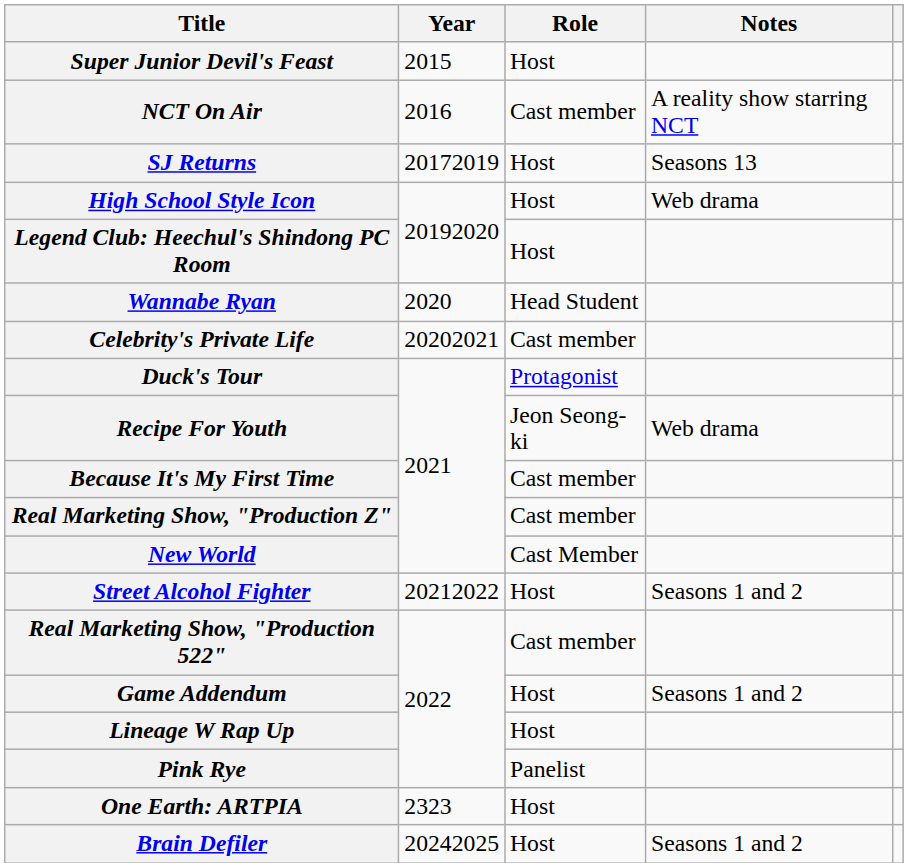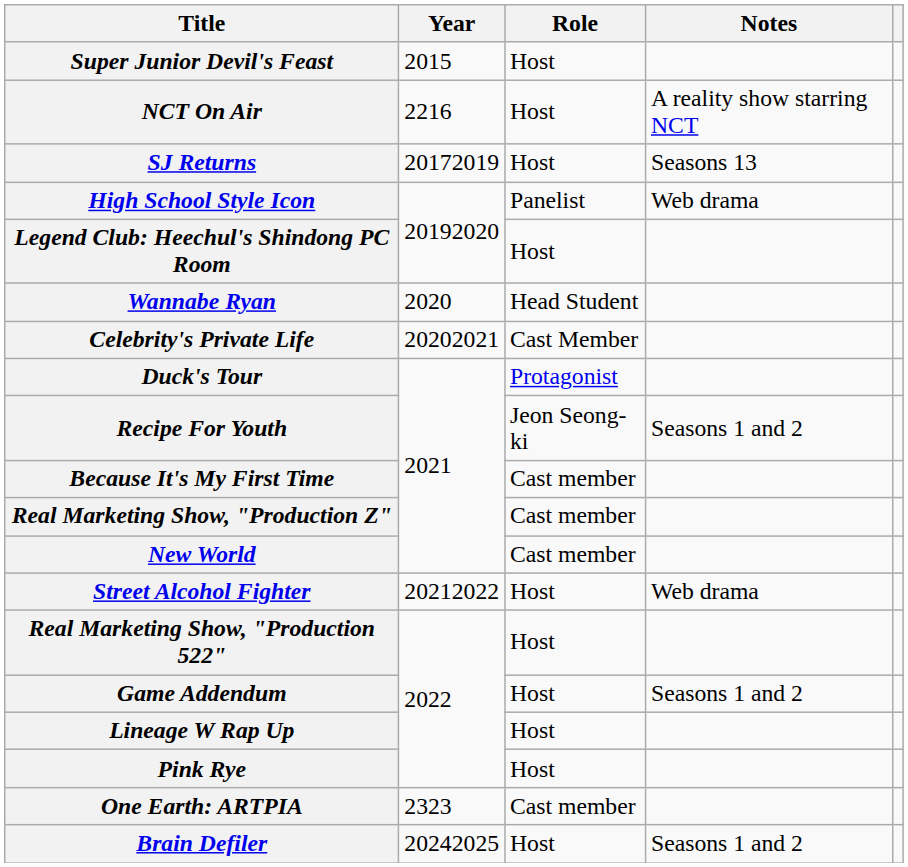(428, 111) 2016 -> (428, 111) 2216
(573, 111) Cast member -> (532, 111) Host
(532, 200) Host -> (547, 200) Panelist
(573, 339) Cast member -> (574, 339) Cast Member
(705, 427) Web drama -> (727, 427) Seasons 1 and 2
(574, 553) Cast Member -> (573, 553) Cast member
(727, 591) Seasons 1 and 2 -> (705, 591) Web drama
(573, 642) Cast member -> (532, 642) Host
(547, 768) Panelist -> (532, 768) Host
(532, 805) Host -> (573, 805) Cast member
